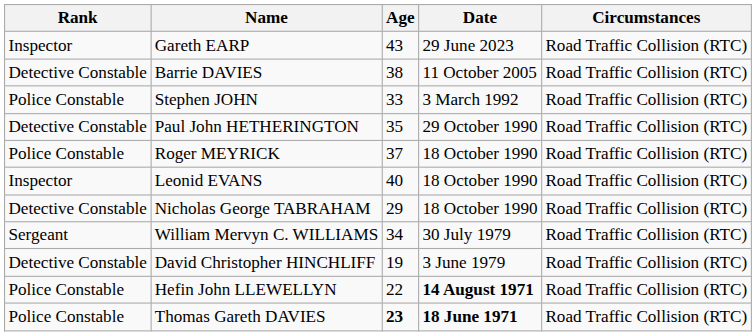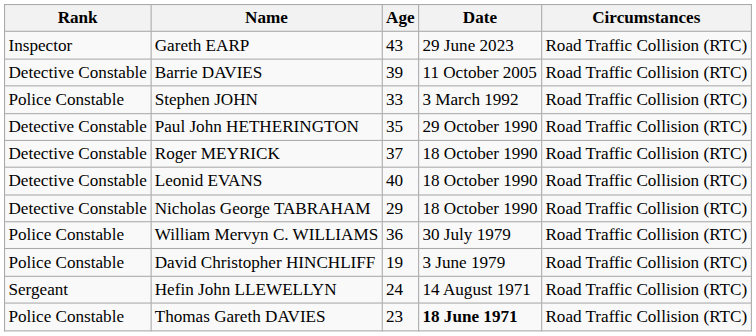(395, 72) 38 -> (395, 72) 39
(66, 153) Police Constable -> (78, 153) Detective Constable
(40, 180) Inspector -> (78, 180) Detective Constable
(38, 235) Sergeant -> (66, 235) Police Constable
(395, 235) 34 -> (395, 235) 36
(78, 262) Detective Constable -> (66, 262) Police Constable
(66, 289) Police Constable -> (38, 289) Sergeant
(395, 289) 22 -> (395, 289) 24
(478, 289) bold -> (477, 289) normal
(395, 316) bold -> (395, 316) normal
